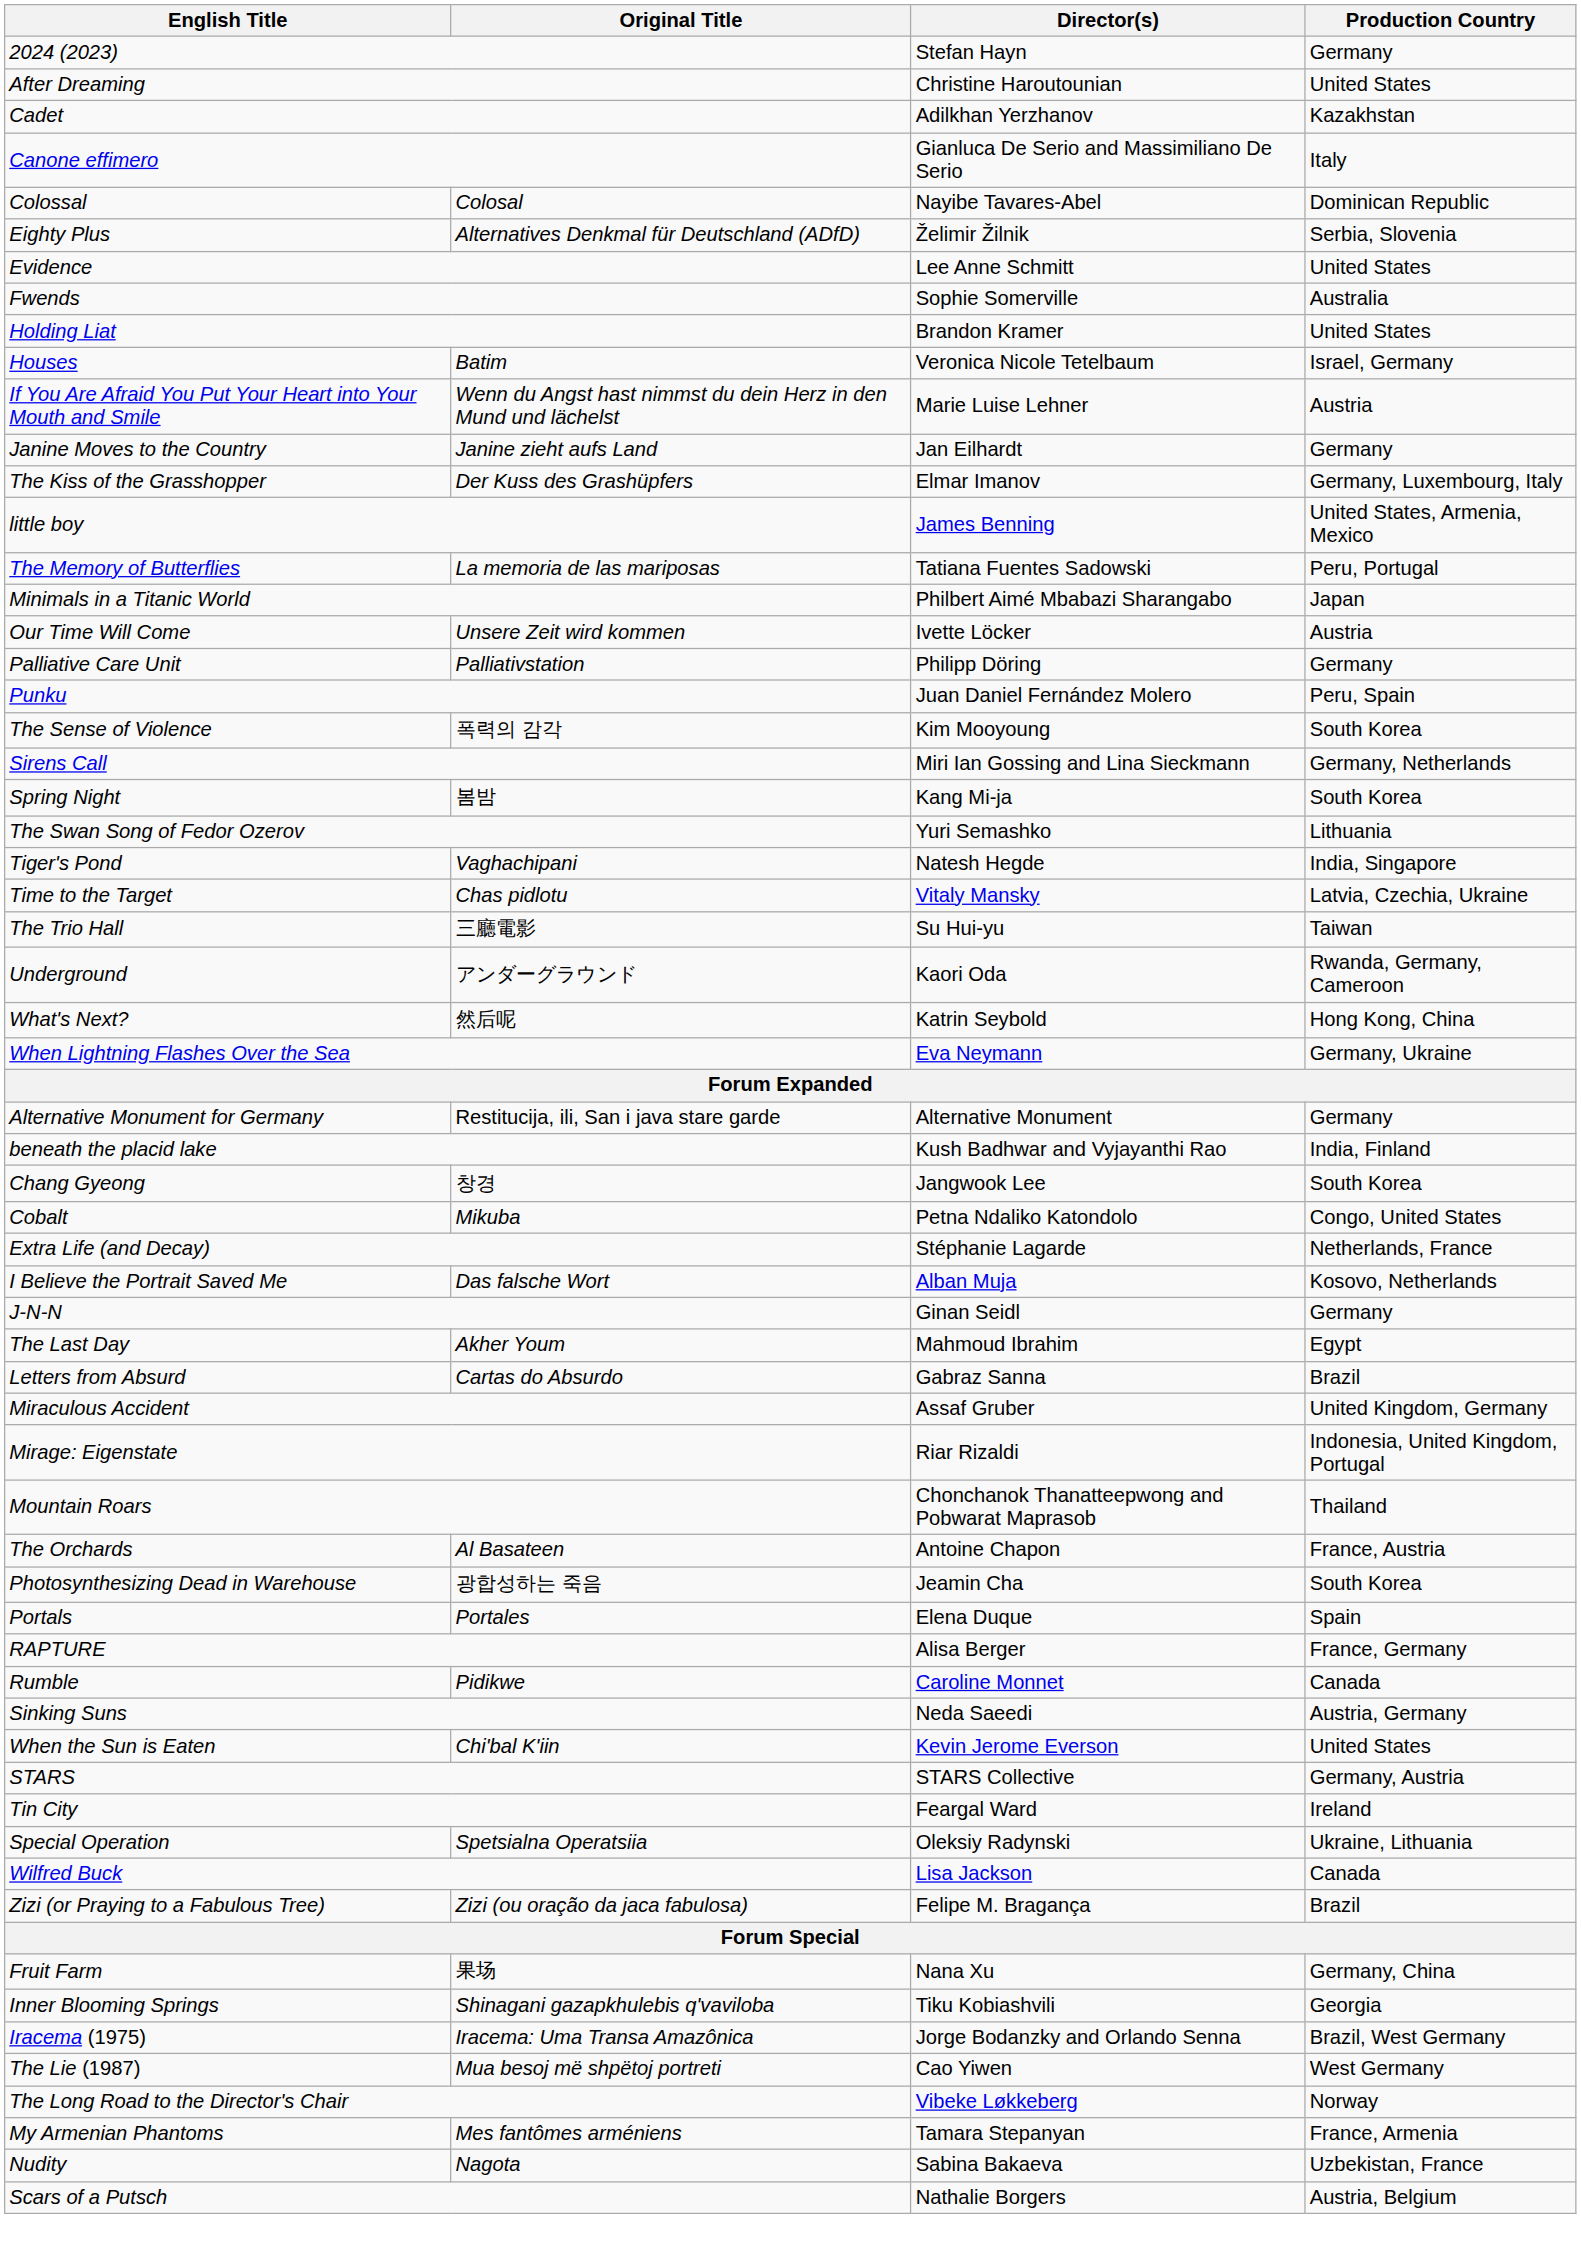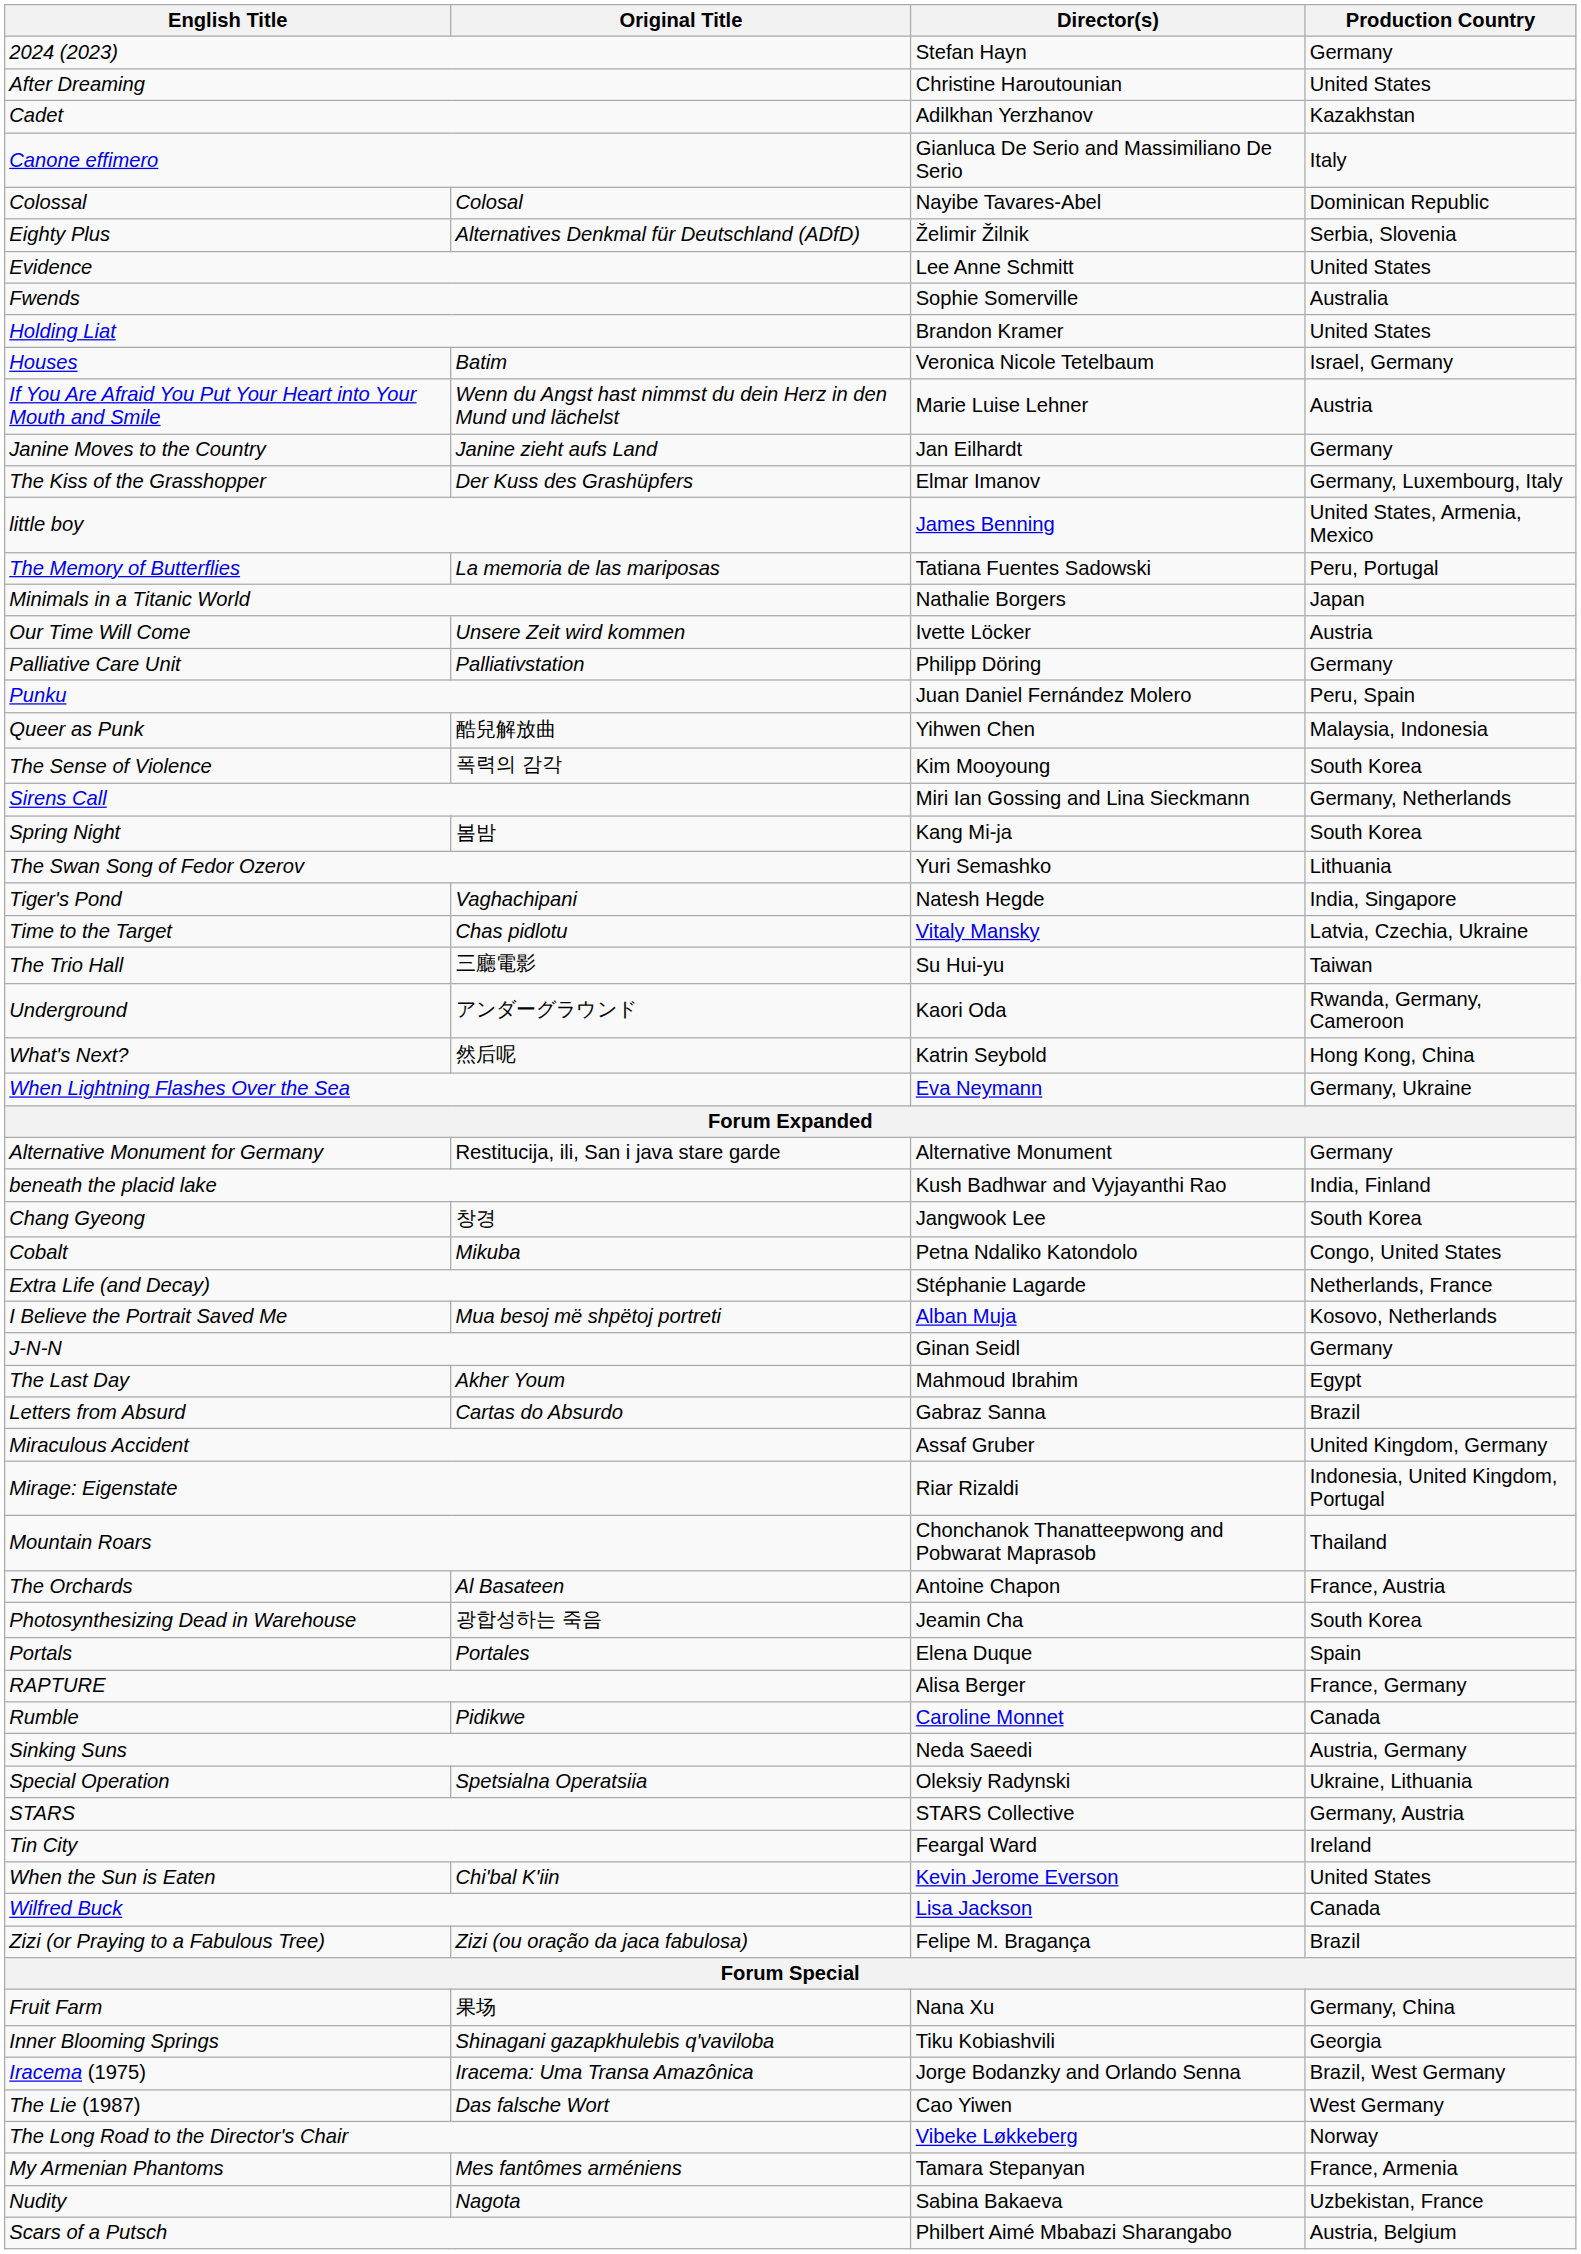(1074, 600) Philbert Aimé Mbabazi Sharangabo -> (991, 600) Nathalie Borgers
+ row: (77, 729)
(532, 1281) Das falsche Wort -> (588, 1316) Mua besoj më shpëtoj portreti
rows swapped: (89, 1841) <-> (112, 1745)
(588, 2069) Mua besoj më shpëtoj portreti -> (532, 2105) Das falsche Wort
(991, 2197) Nathalie Borgers -> (1074, 2233) Philbert Aimé Mbabazi Sharangabo
